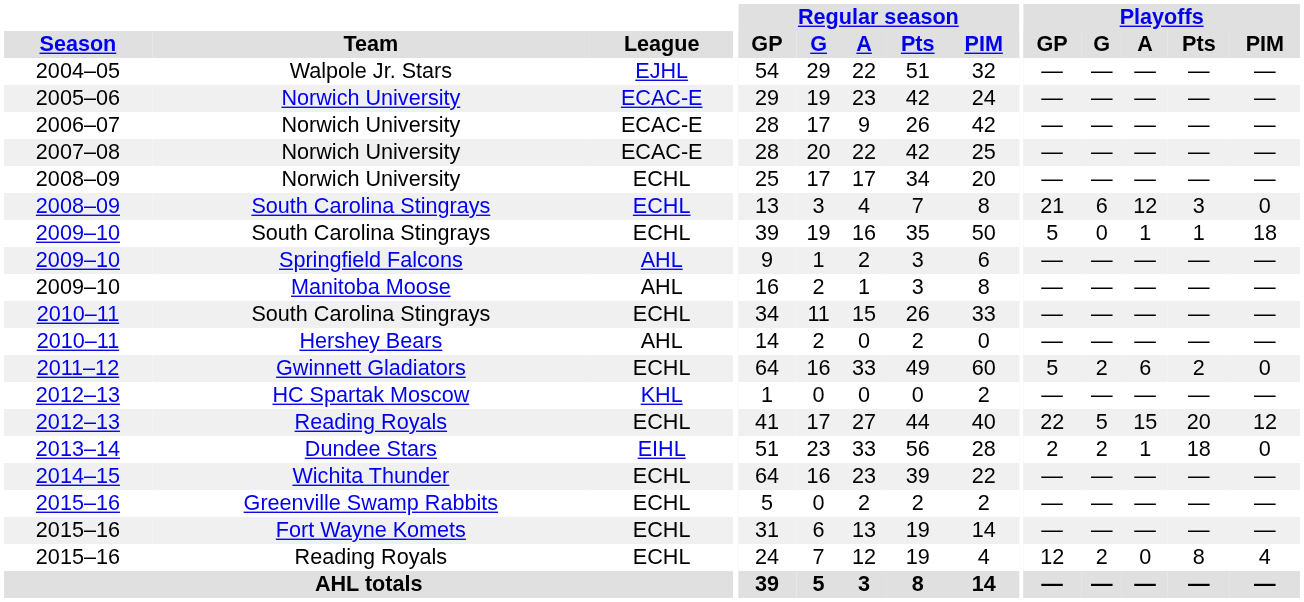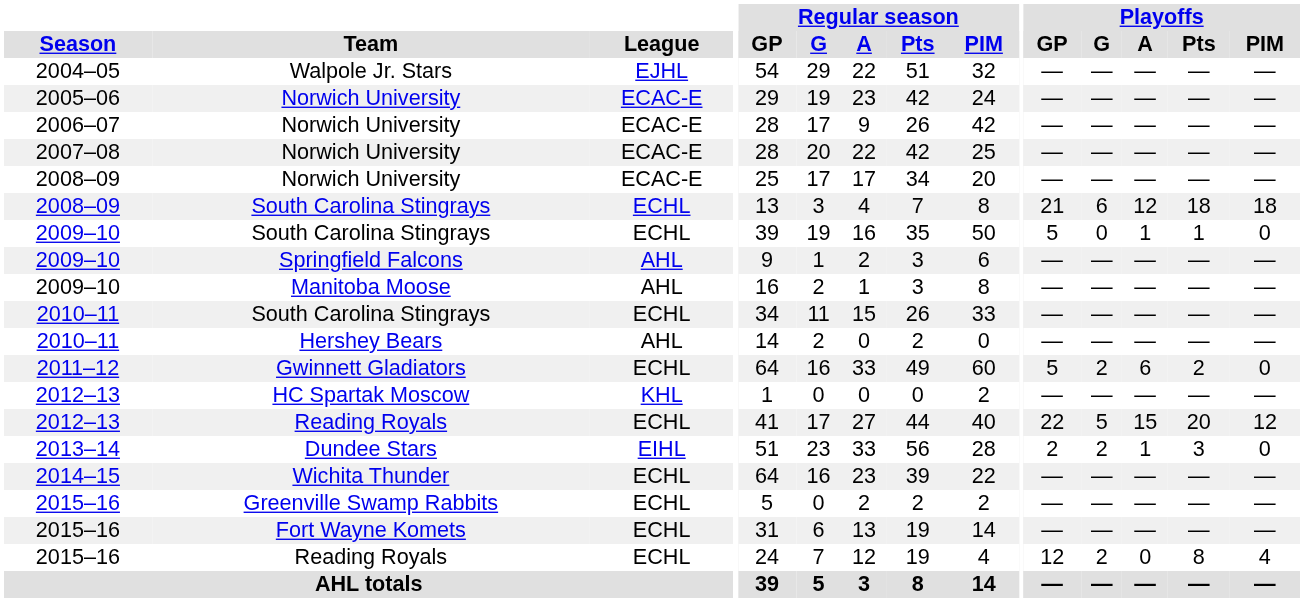(662, 179) ECHL -> (662, 179) ECAC-E
(1199, 206) 3 -> (1199, 206) 18
(1265, 206) 0 -> (1265, 206) 18
(1265, 233) 18 -> (1265, 233) 0
(1199, 449) 18 -> (1199, 449) 3
